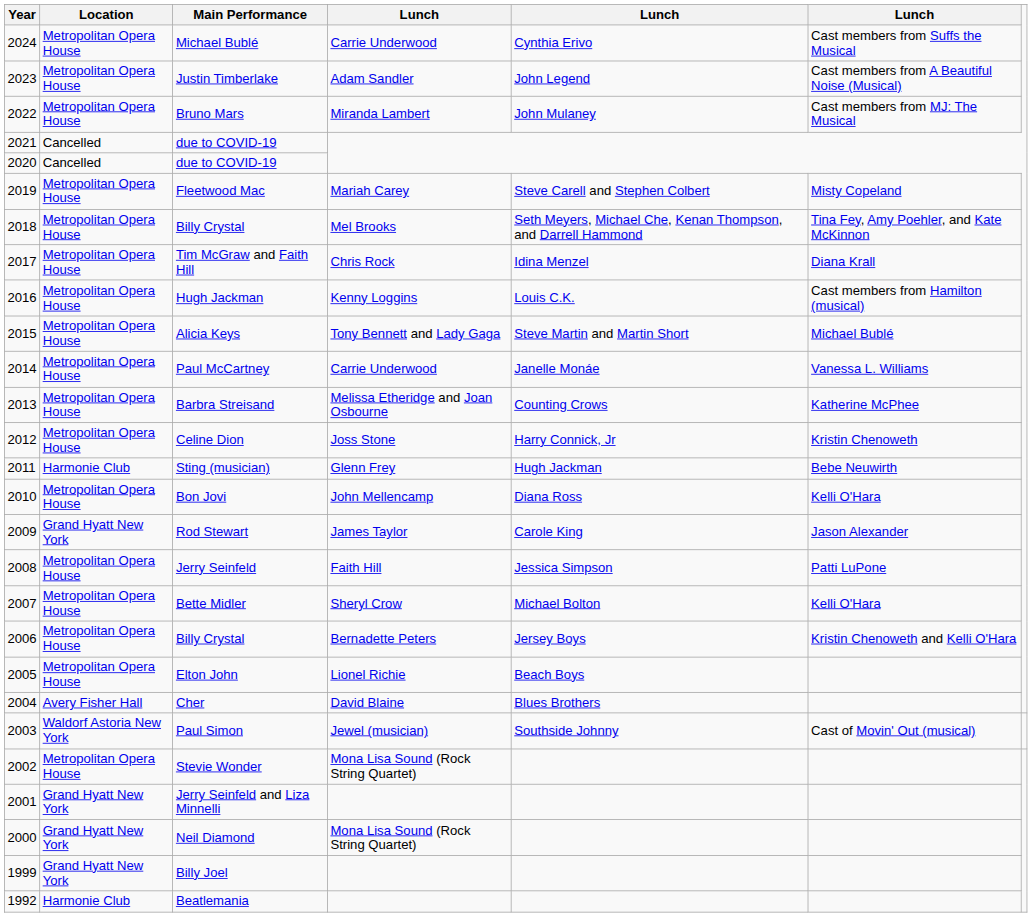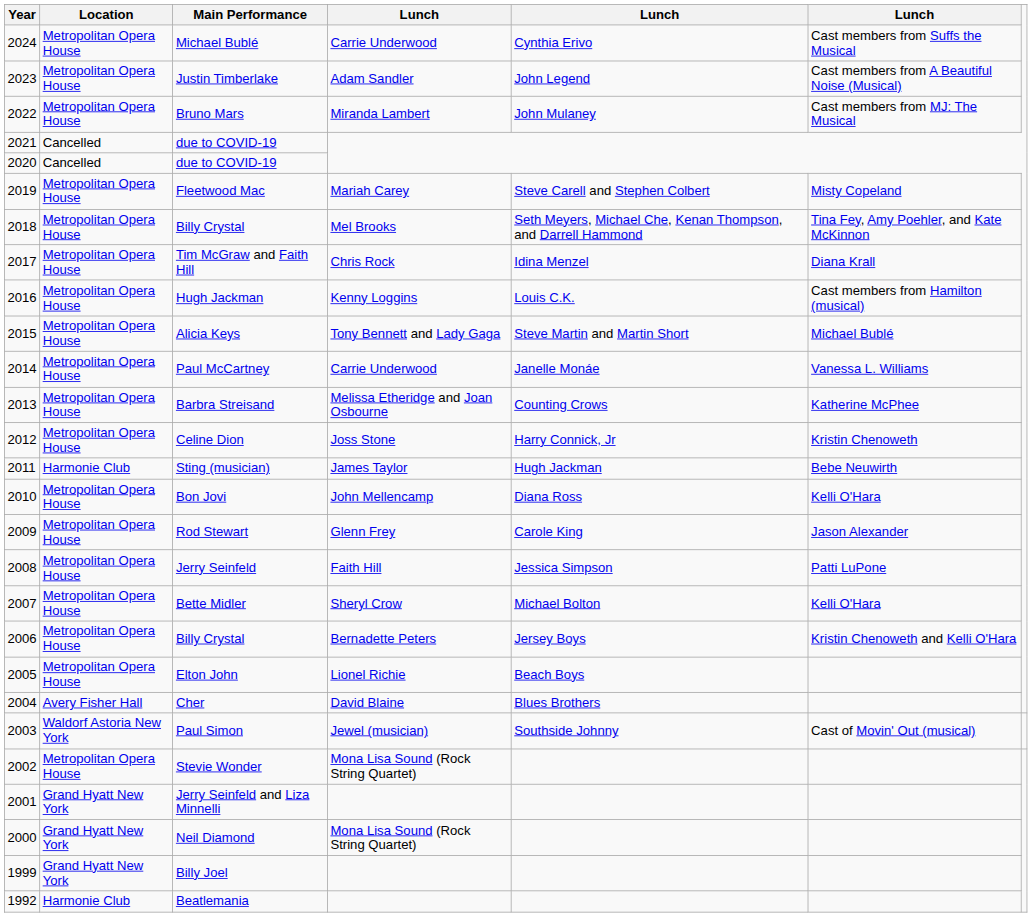(363, 468) Glenn Frey -> (369, 468) James Taylor
(93, 532) Grand Hyatt New York -> (99, 532) Metropolitan Opera House
(369, 532) James Taylor -> (363, 532) Glenn Frey
